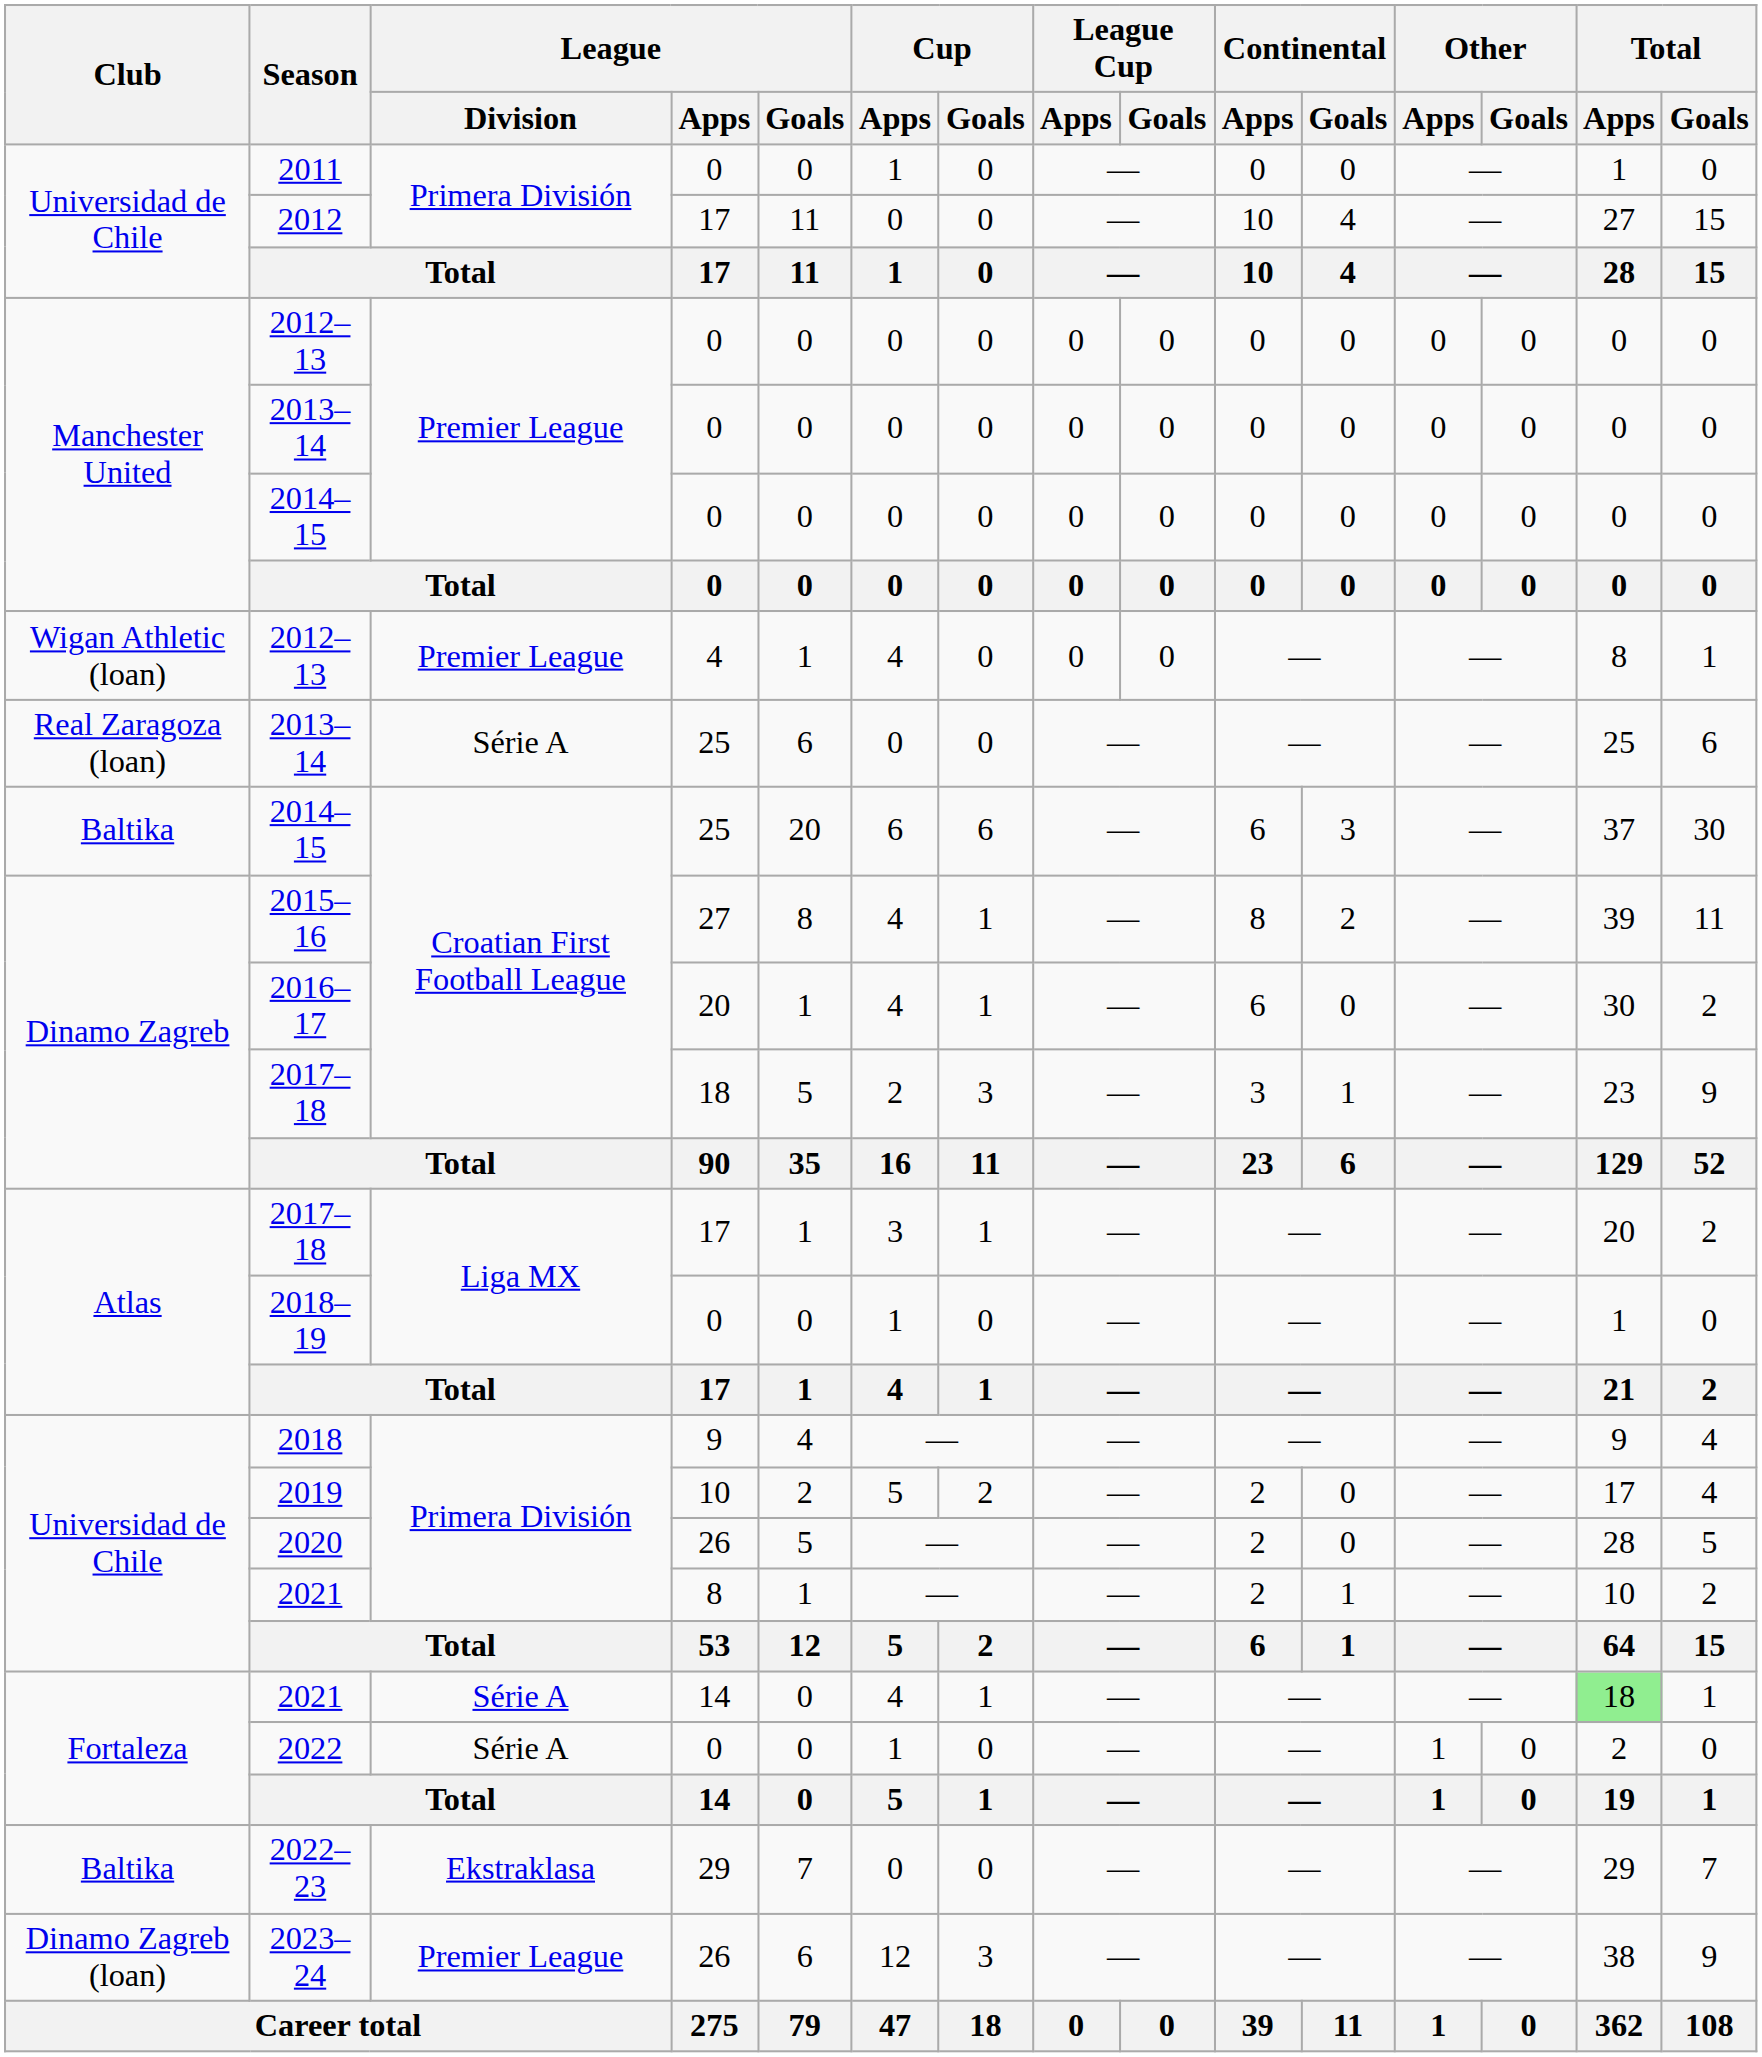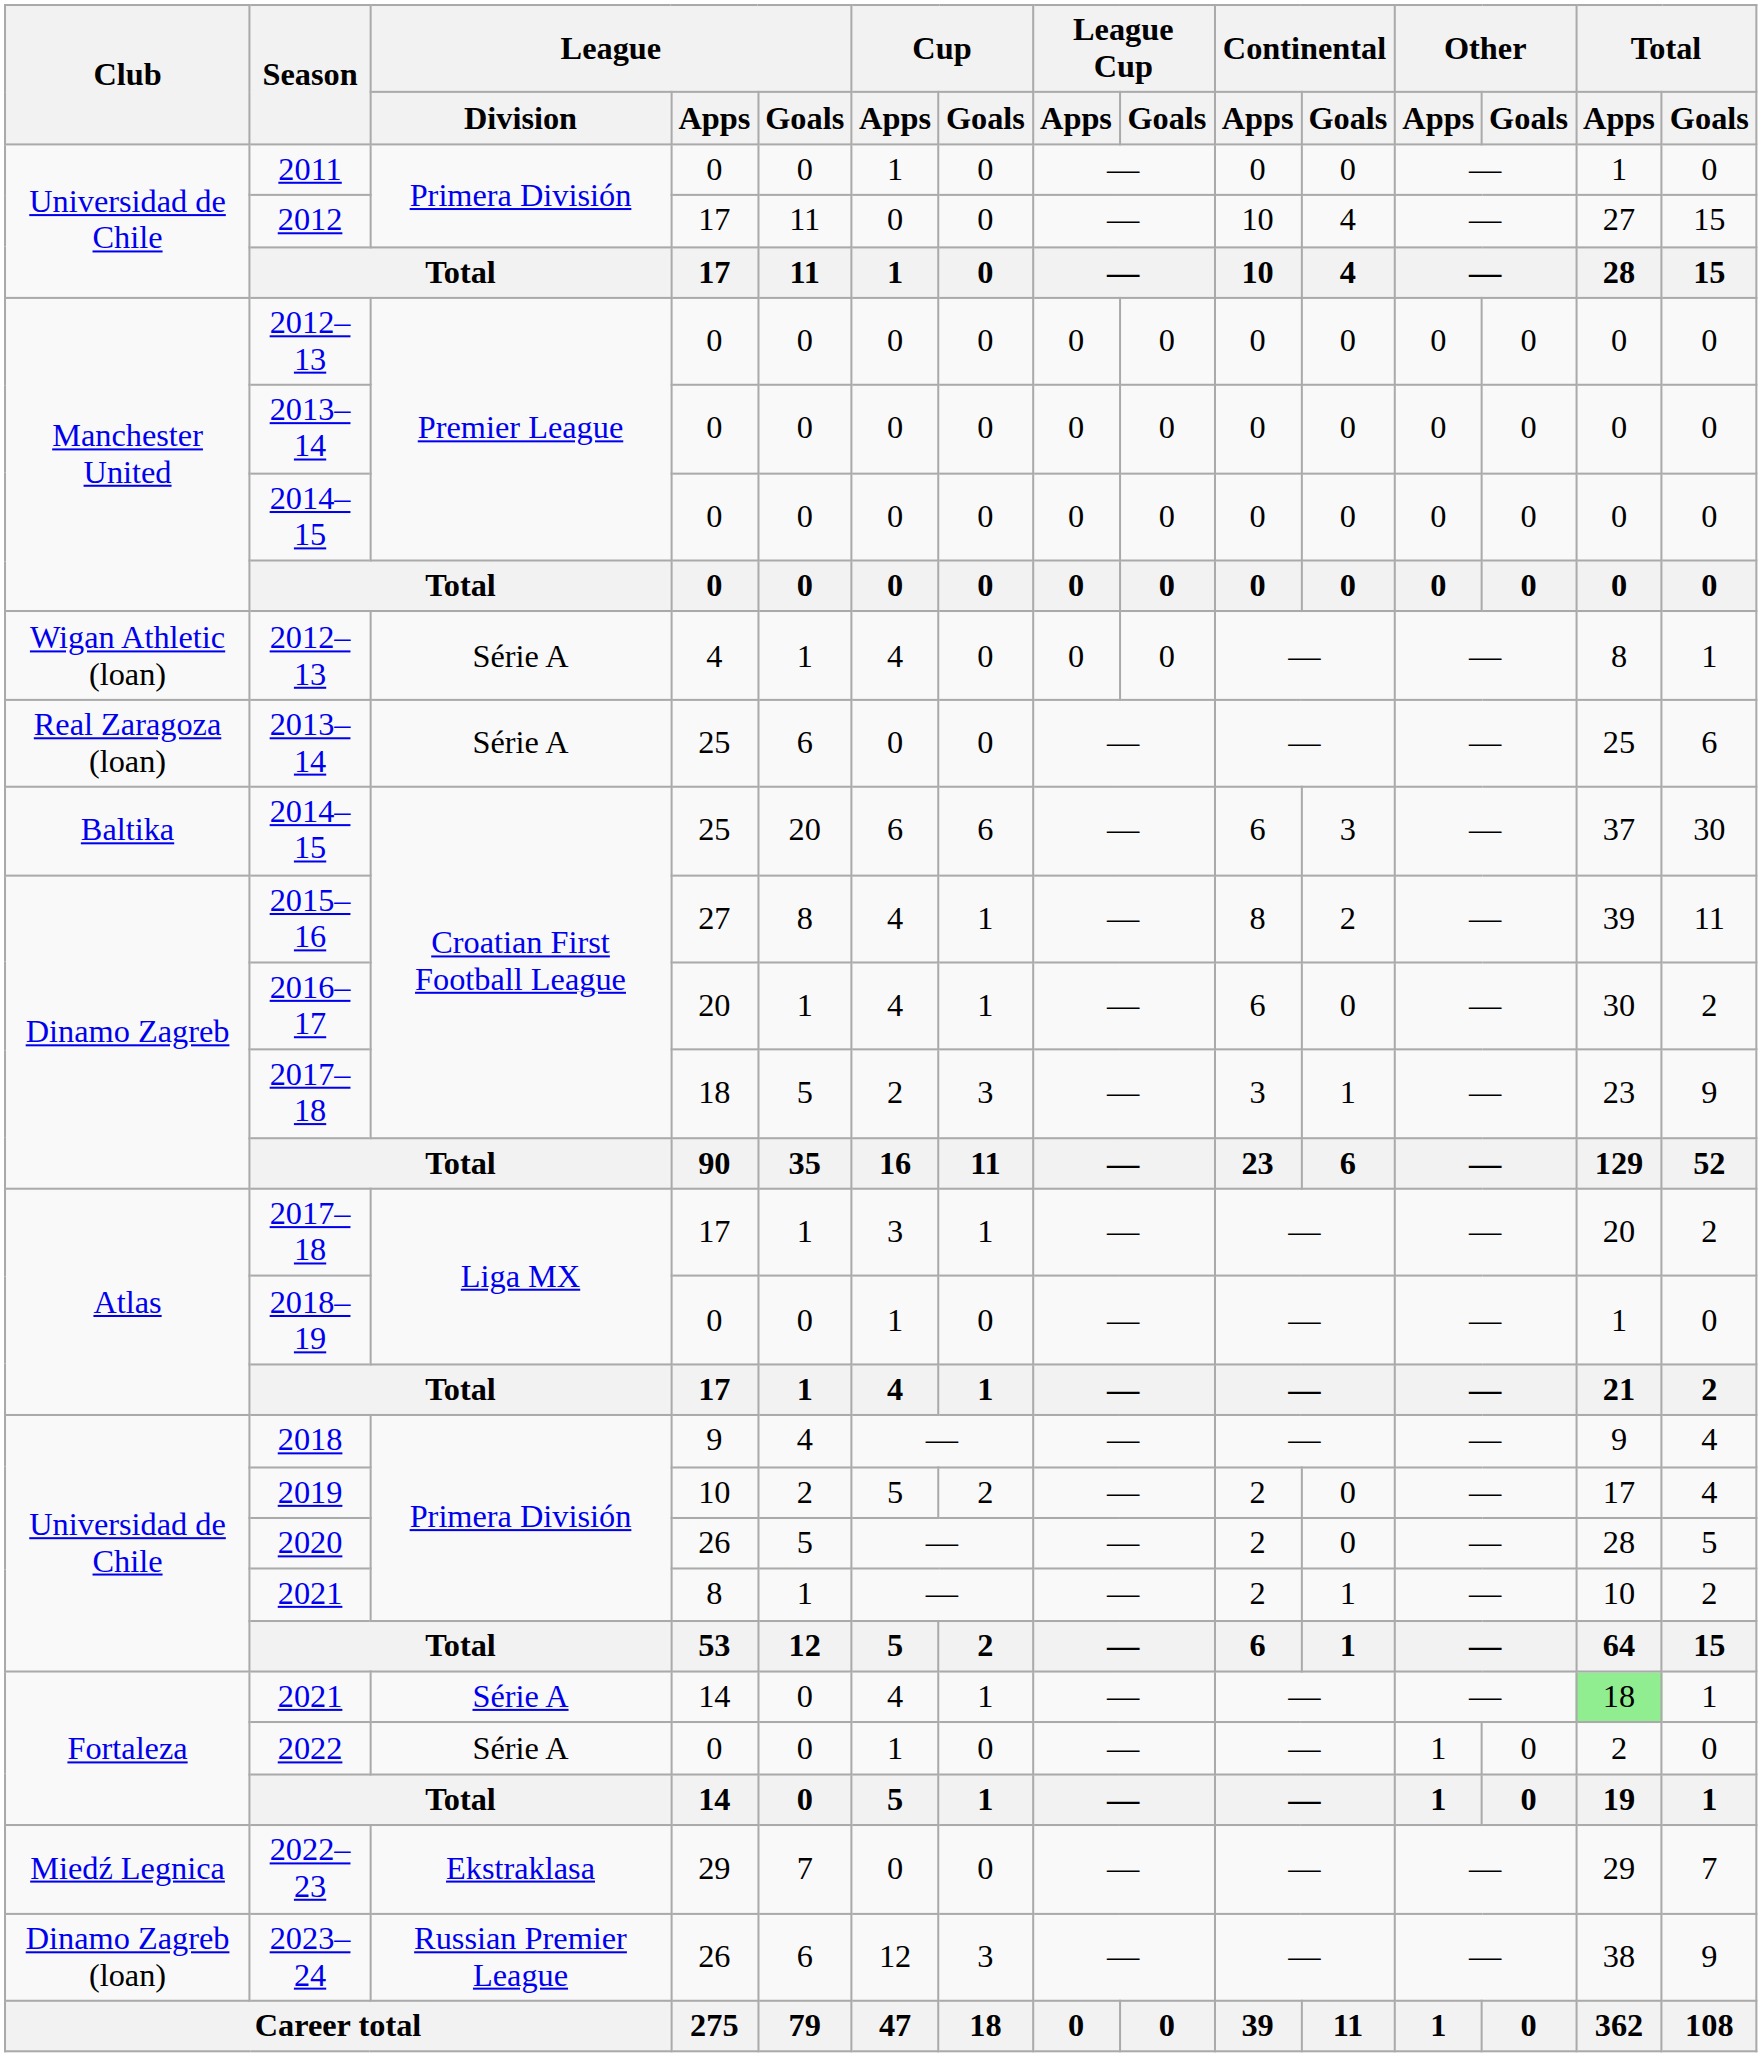(521, 655) Premier League -> (521, 655) Série A
(128, 1868) Baltika -> (128, 1868) Miedź Legnica
(521, 1956) Premier League -> (521, 1956) Russian Premier League
